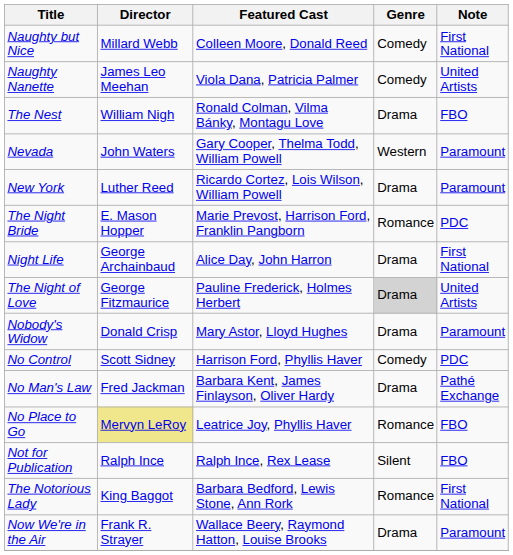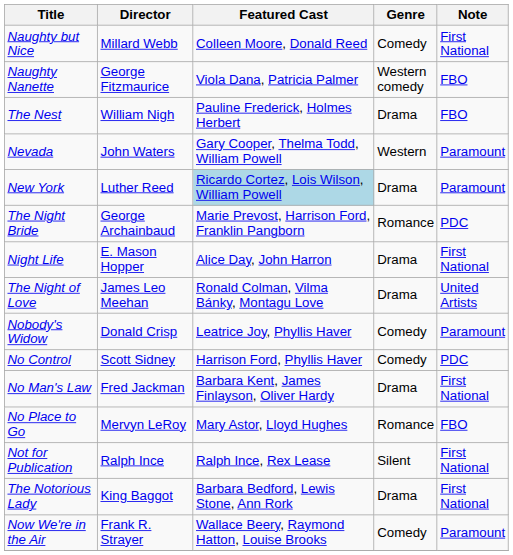(133, 79) James Leo Meehan -> (135, 79) George Fitzmaurice
(402, 79) Comedy -> (402, 79) Western comedy
(459, 79) United Artists -> (454, 79) FBO
(262, 115) Ronald Colman, Vilma Bánky, Montagu Love -> (274, 115) Pauline Frederick, Holmes Herbert
(280, 187) no background -> (280, 187) lightblue background
(129, 223) E. Mason Hopper -> (138, 223) George Archainbaud
(138, 259) George Archainbaud -> (129, 259) E. Mason Hopper
(135, 295) George Fitzmaurice -> (133, 295) James Leo Meehan
(274, 295) Pauline Frederick, Holmes Herbert -> (262, 295) Ronald Colman, Vilma Bánky, Montagu Love
(397, 295) lightgrey background -> (397, 295) no background
(272, 331) Mary Astor, Lloyd Hughes -> (274, 331) Leatrice Joy, Phyllis Haver
(397, 331) Drama -> (402, 331) Comedy
(470, 388) Pathé Exchange -> (465, 388) First National
(143, 424) khaki background -> (143, 424) no background
(274, 424) Leatrice Joy, Phyllis Haver -> (272, 424) Mary Astor, Lloyd Hughes
(454, 460) FBO -> (465, 460) First National
(406, 496) Romance -> (397, 496) Drama
(397, 532) Drama -> (402, 532) Comedy
